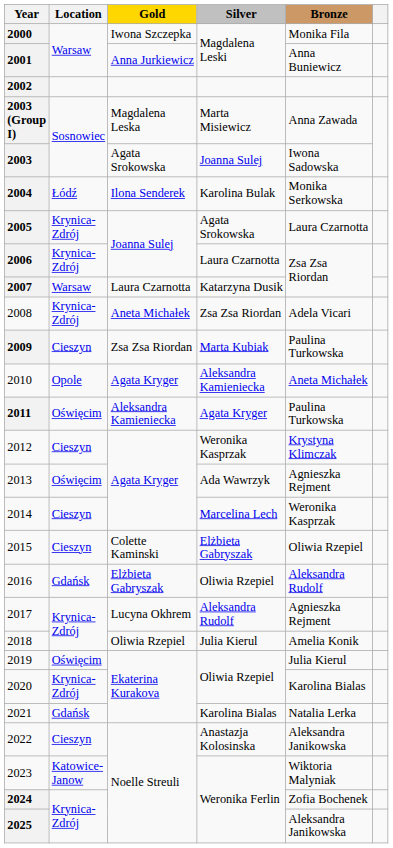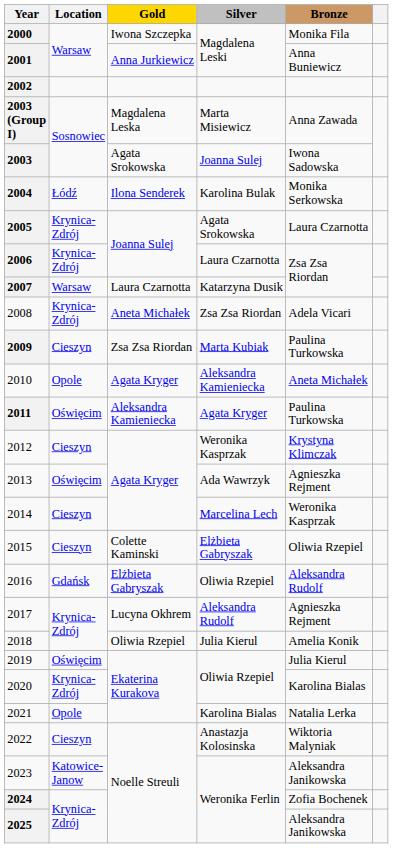(71, 713) Gdańsk -> (67, 713) Opole
(317, 739) Aleksandra Janikowska -> (312, 739) Wiktoria Malyniak
(312, 773) Wiktoria Malyniak -> (317, 773) Aleksandra Janikowska
